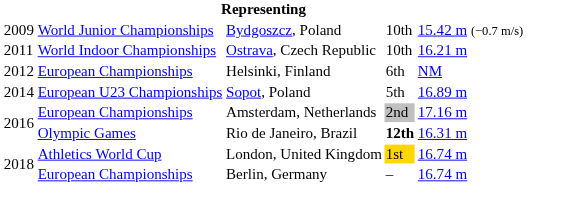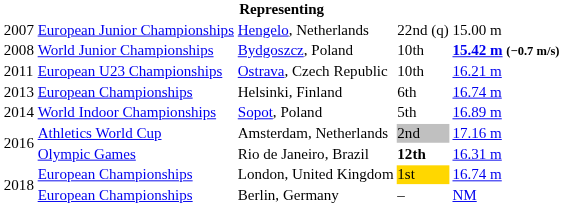+ row: (303, 29)
(19, 29) 2009 -> (19, 50) 2008
(471, 29) normal -> (506, 50) bold
(127, 50) World Indoor Championships -> (130, 71) European U23 Championships
(19, 71) 2012 -> (19, 92) 2013
(430, 71) NM -> (477, 92) 16.74 m
(130, 92) European U23 Championships -> (127, 112) World Indoor Championships
(115, 112) European Championships -> (100, 133) Athletics World Cup
(100, 154) Athletics World Cup -> (115, 174) European Championships
(442, 174) 16.74 m -> (465, 195) NM
